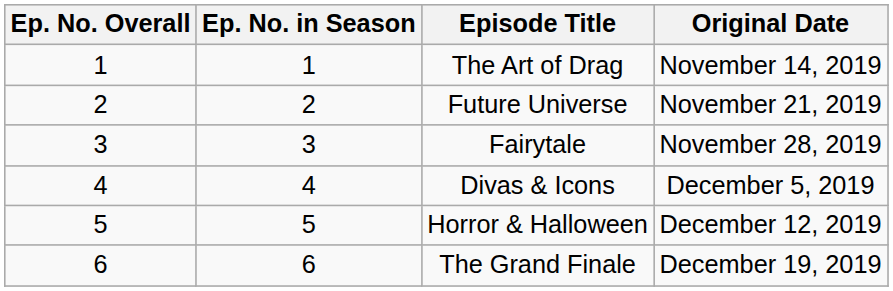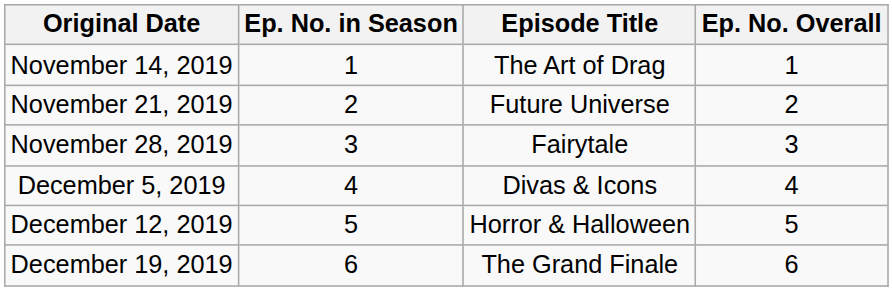columns swapped: (101, 24) <-> (771, 24)
